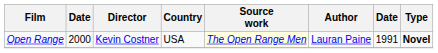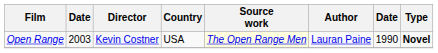(80, 39) 2000 -> (80, 39) 2003
(387, 39) 1991 -> (387, 39) 1990
